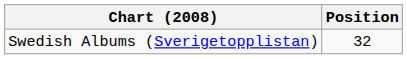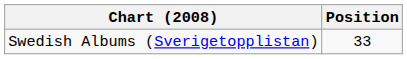(362, 42) 32 -> (362, 42) 33
